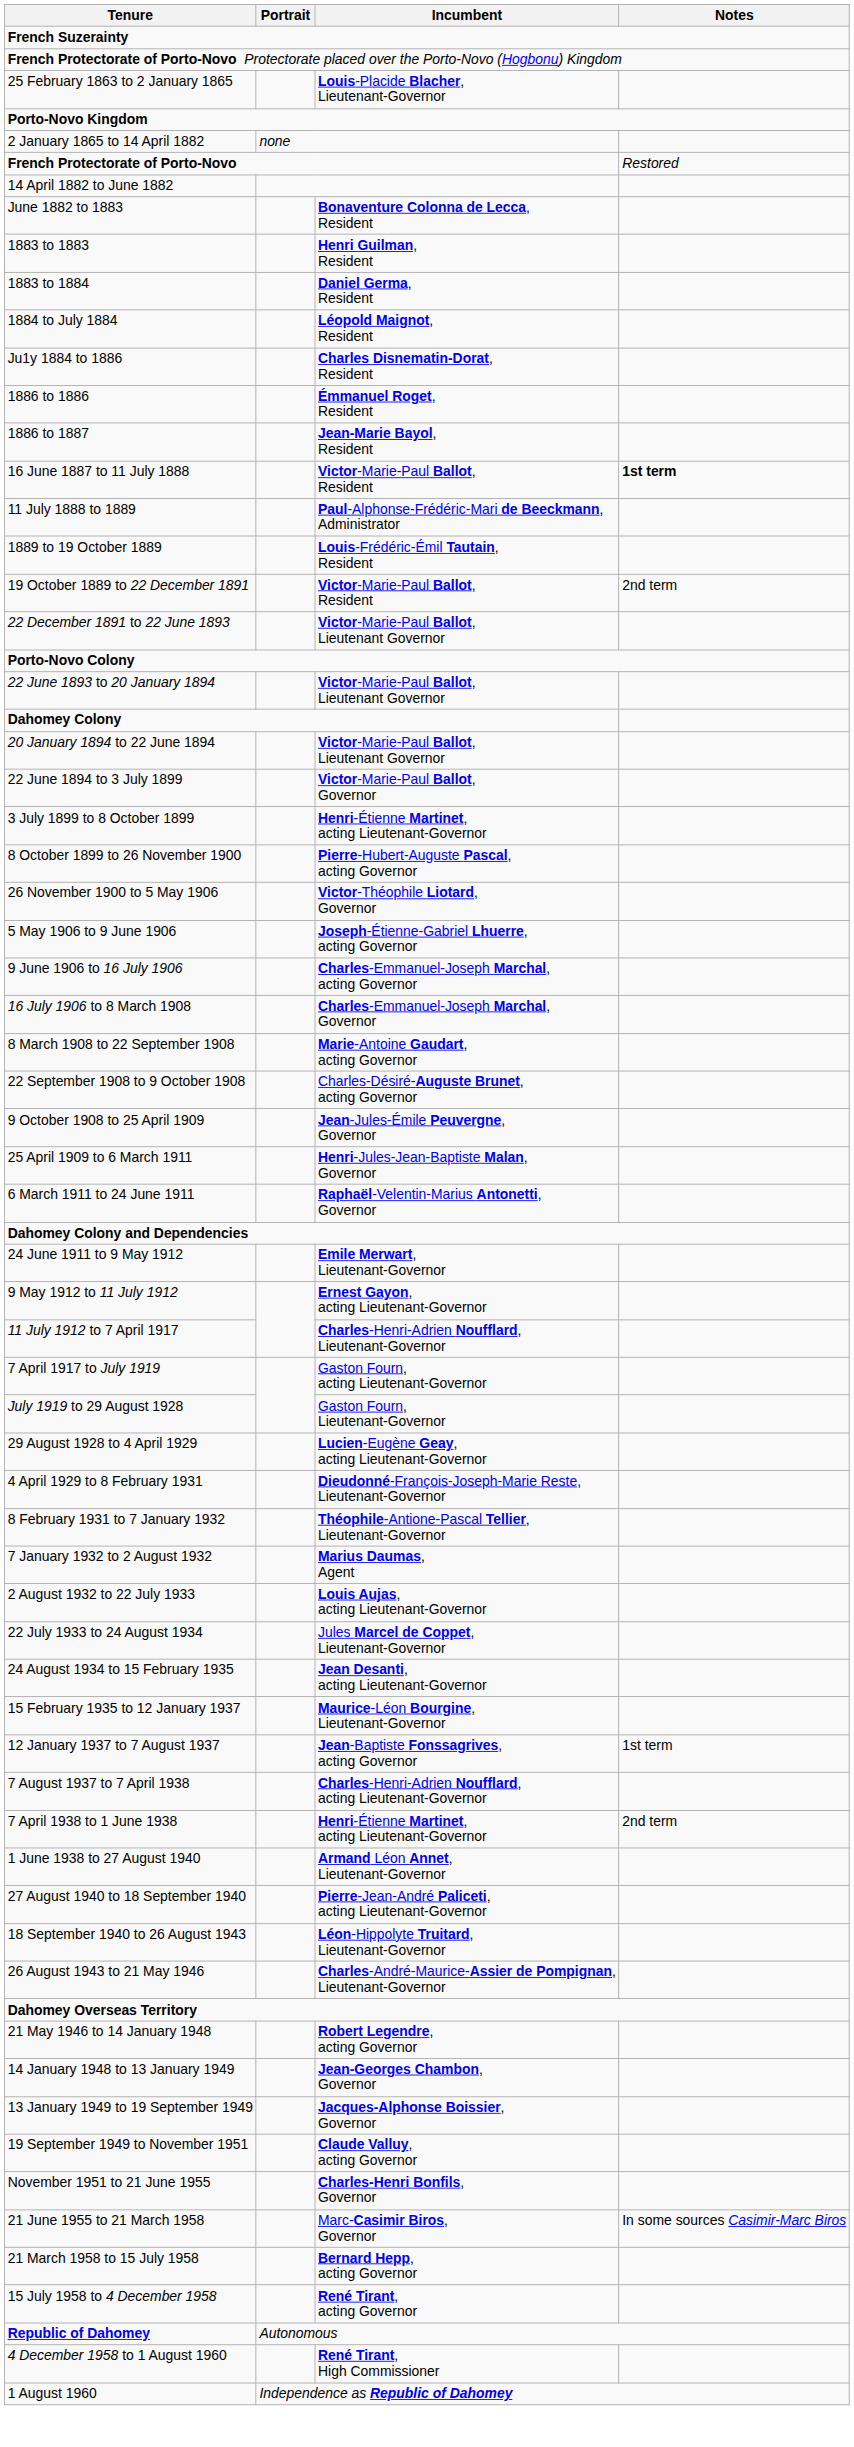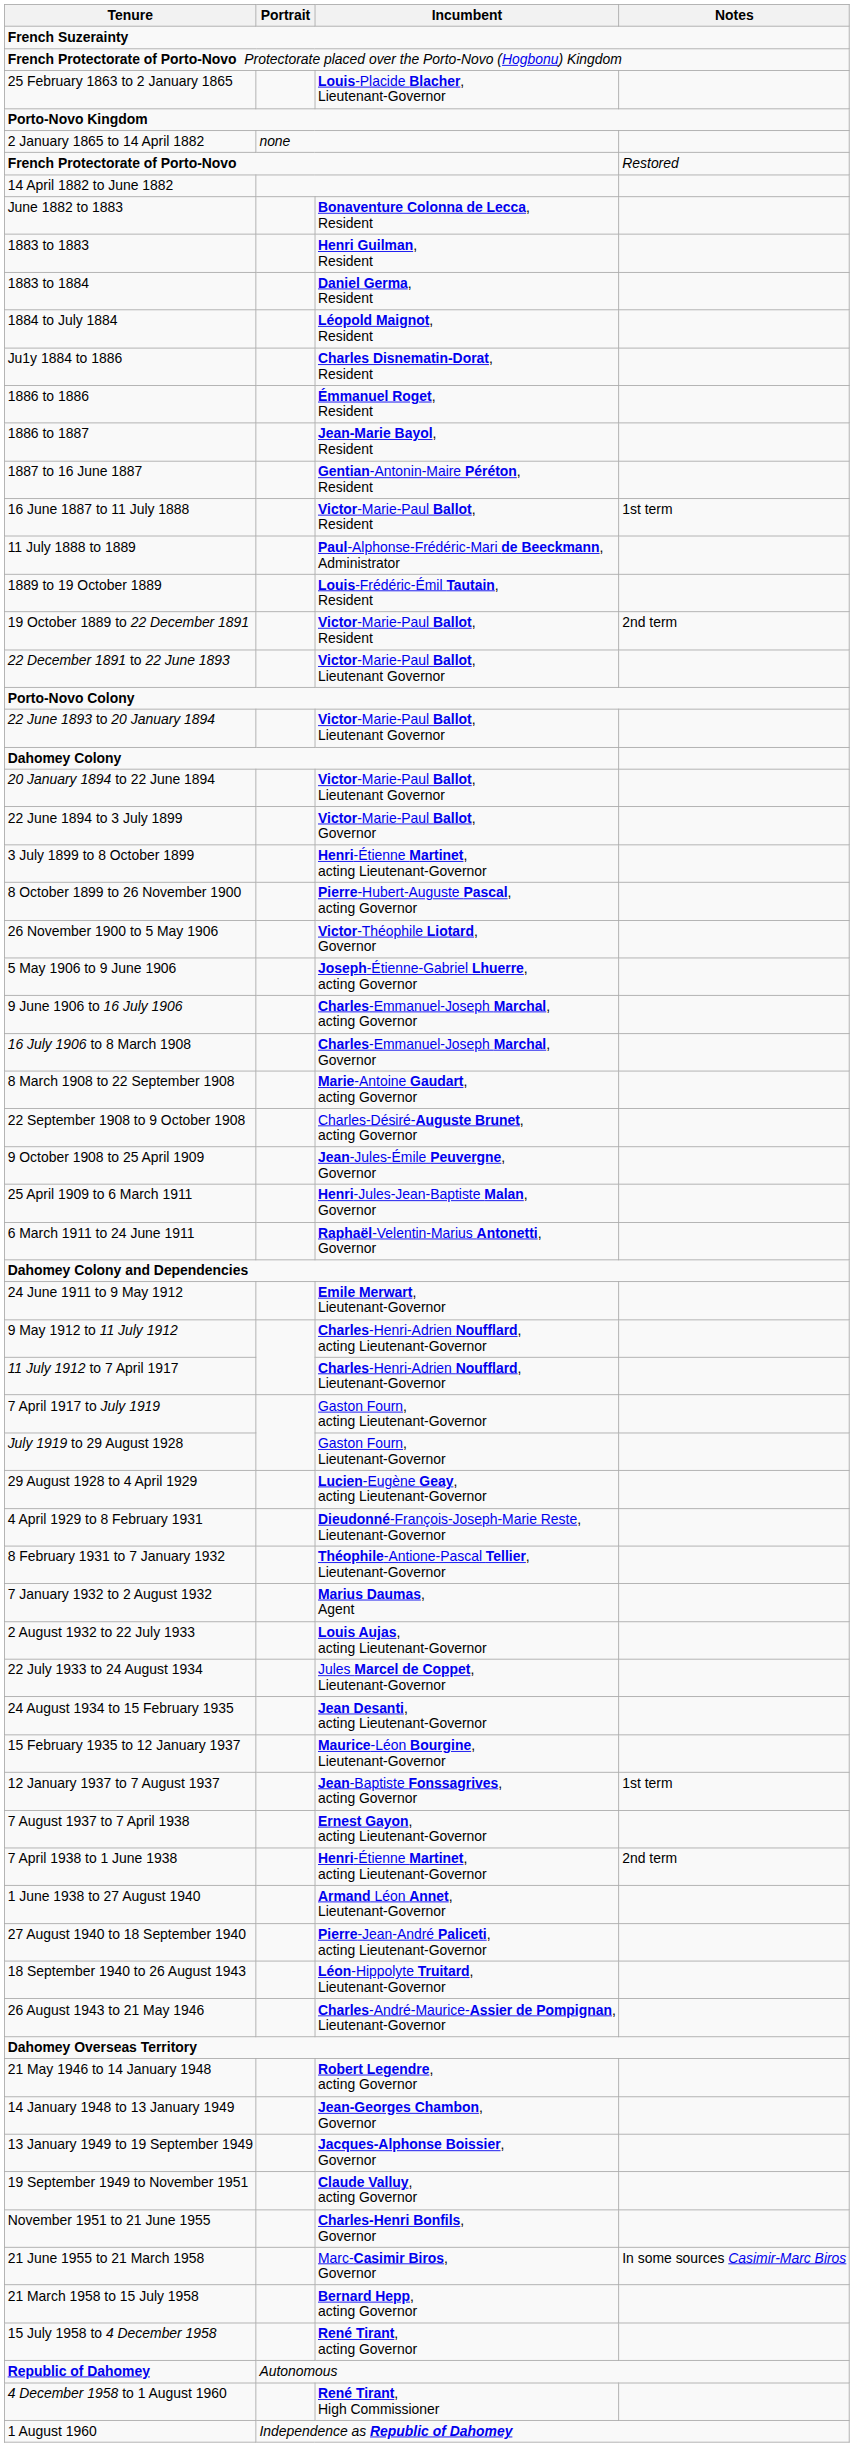+ row: (75, 471)
(649, 471) bold -> (647, 509) normal
(402, 1300) Ernest Gayon, acting Lieutenant-Governor -> (420, 1338) Charles-Henri-Adrien Noufflard, acting Lieutenant-Governor
(420, 1791) Charles-Henri-Adrien Noufflard, acting Lieutenant-Governor -> (402, 1829) Ernest Gayon, acting Lieutenant-Governor
